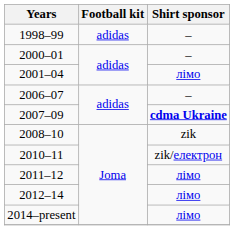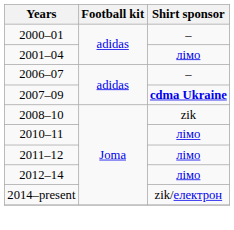- row: (41, 34)
(188, 154) zik/електрон -> (188, 134) лімо
(188, 214) лімо -> (188, 194) zik/електрон
